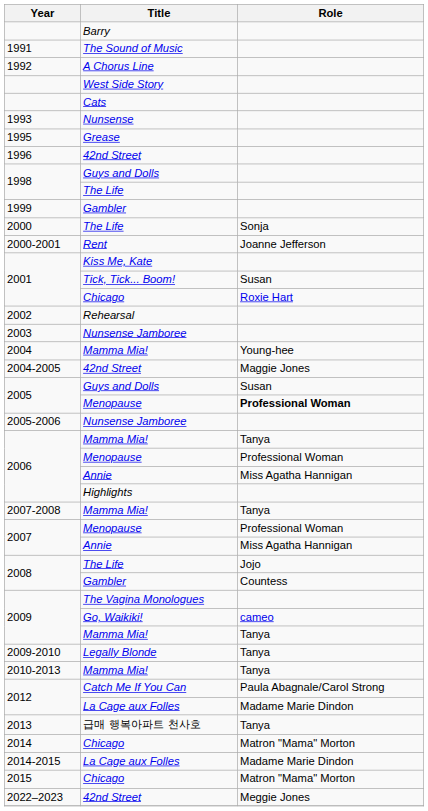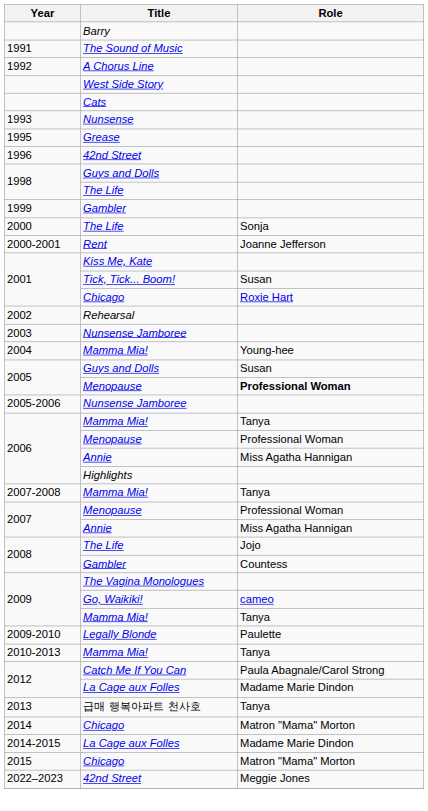- row: (34, 368)
(255, 652) Tanya -> (261, 635) Paulette
